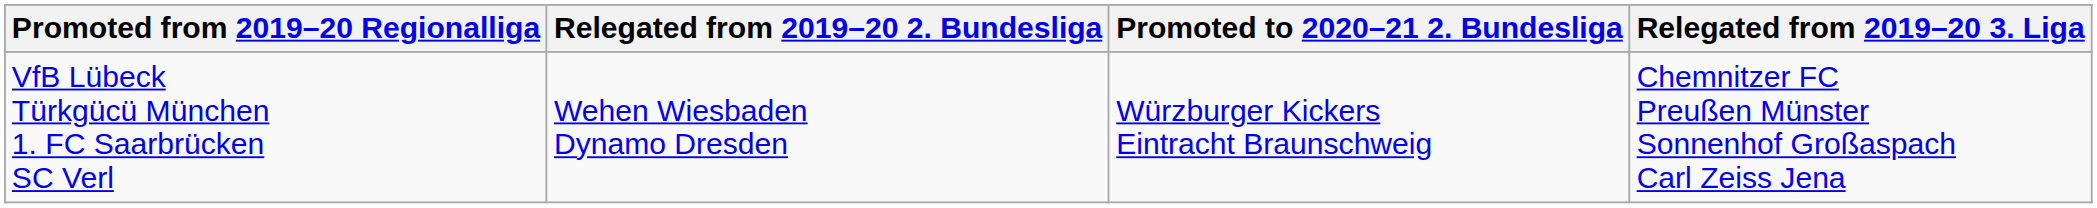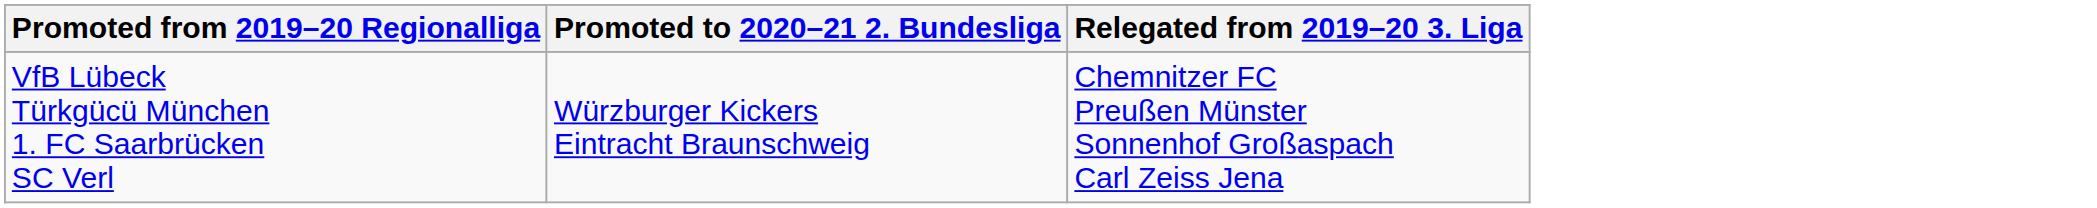- column: (828, 28)
